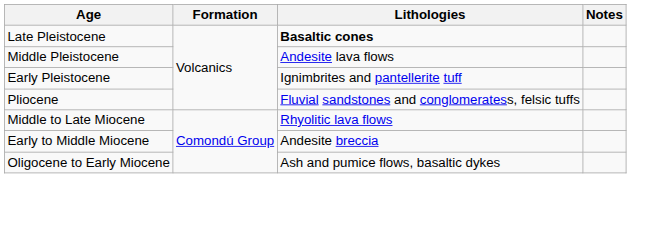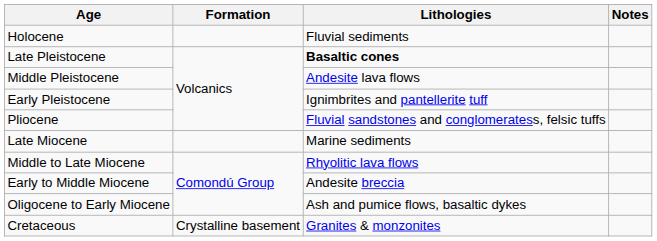+ row: (36, 36)
+ row: (47, 141)
+ row: (41, 225)
